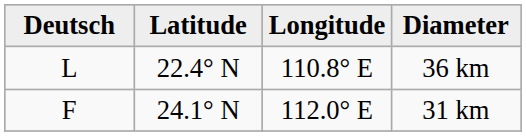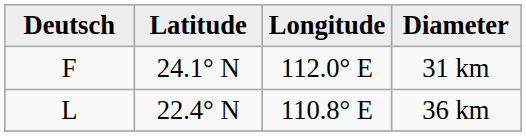rows swapped: (456, 109) <-> (456, 67)
